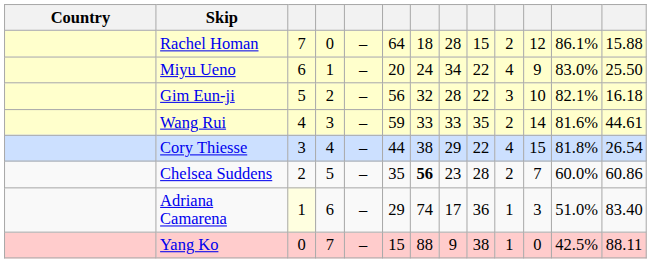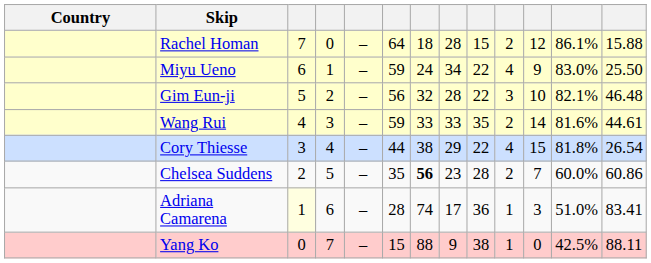(396, 69) 20 -> (396, 69) 59
(624, 95) 16.18 -> (624, 95) 46.48
(396, 209) 29 -> (396, 209) 28
(624, 209) 83.40 -> (624, 209) 83.41
